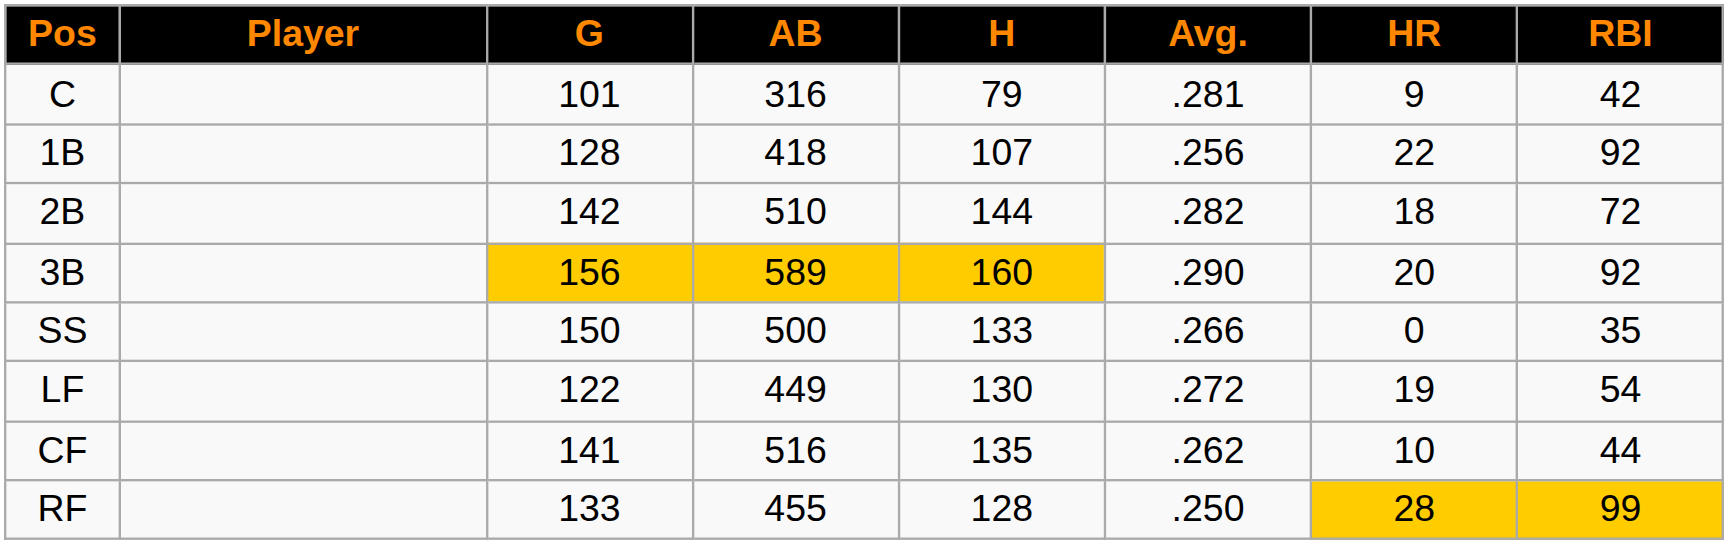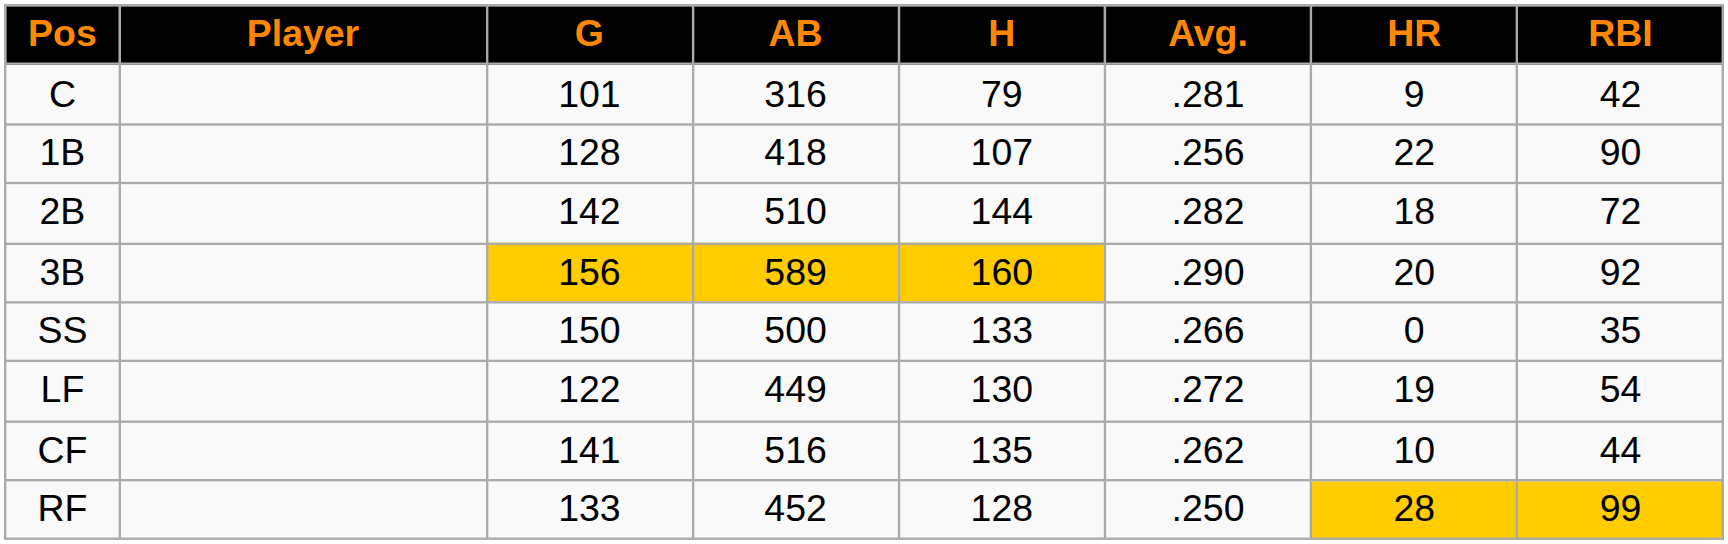(1620, 152) 92 -> (1620, 152) 90
(796, 509) 455 -> (796, 509) 452
